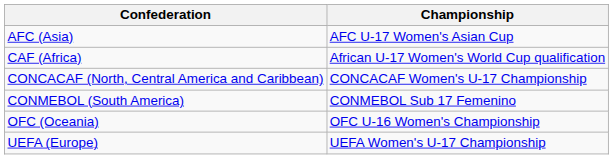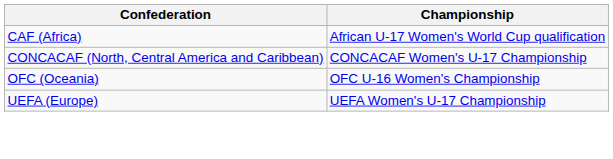- row: (40, 36)
- row: (96, 100)
